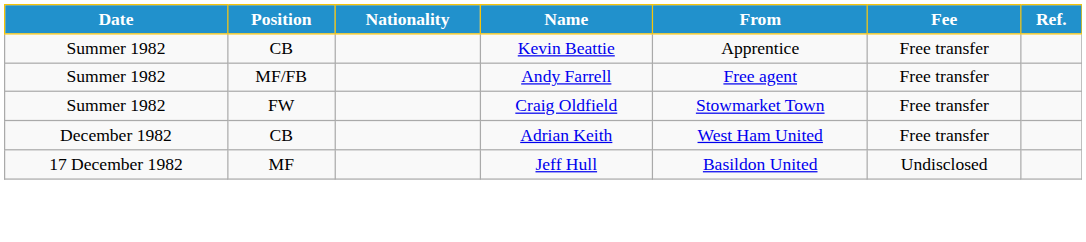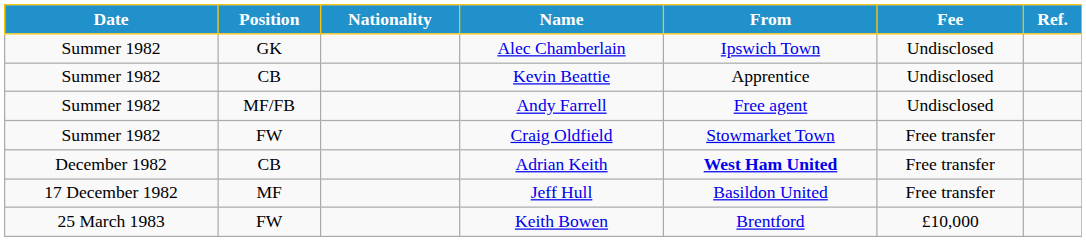+ row: (562, 48)
(944, 48) Free transfer -> (950, 77) Undisclosed
(944, 77) Free transfer -> (950, 106) Undisclosed
(760, 135) normal -> (770, 164) bold
(944, 164) Undisclosed -> (950, 193) Free transfer
+ row: (562, 222)
